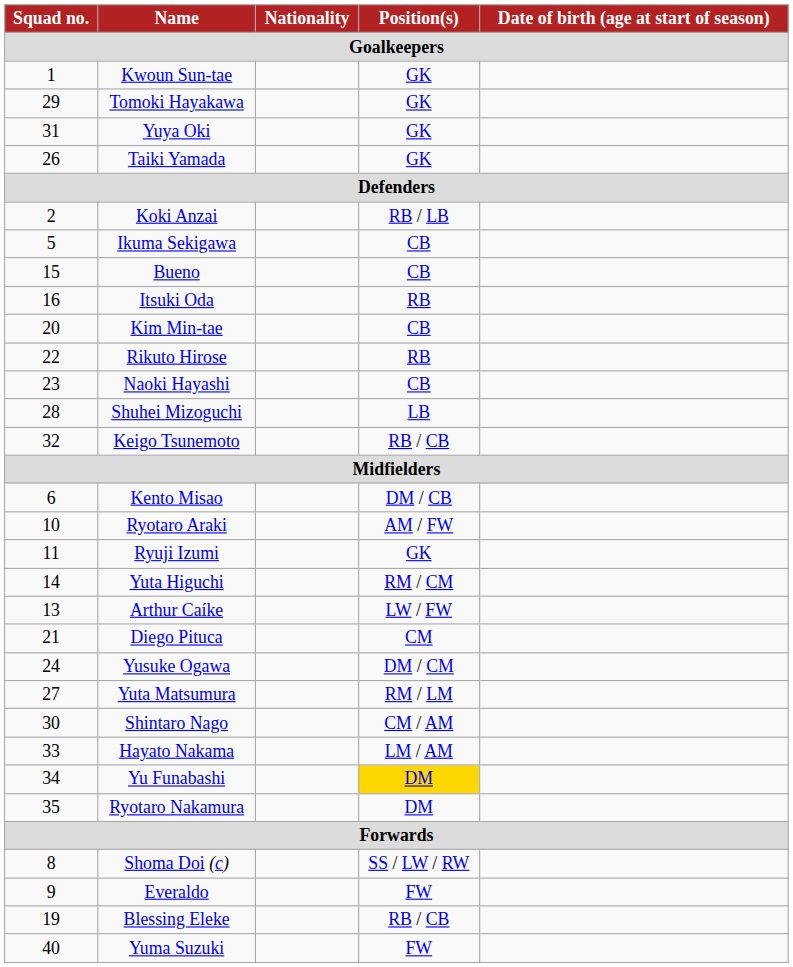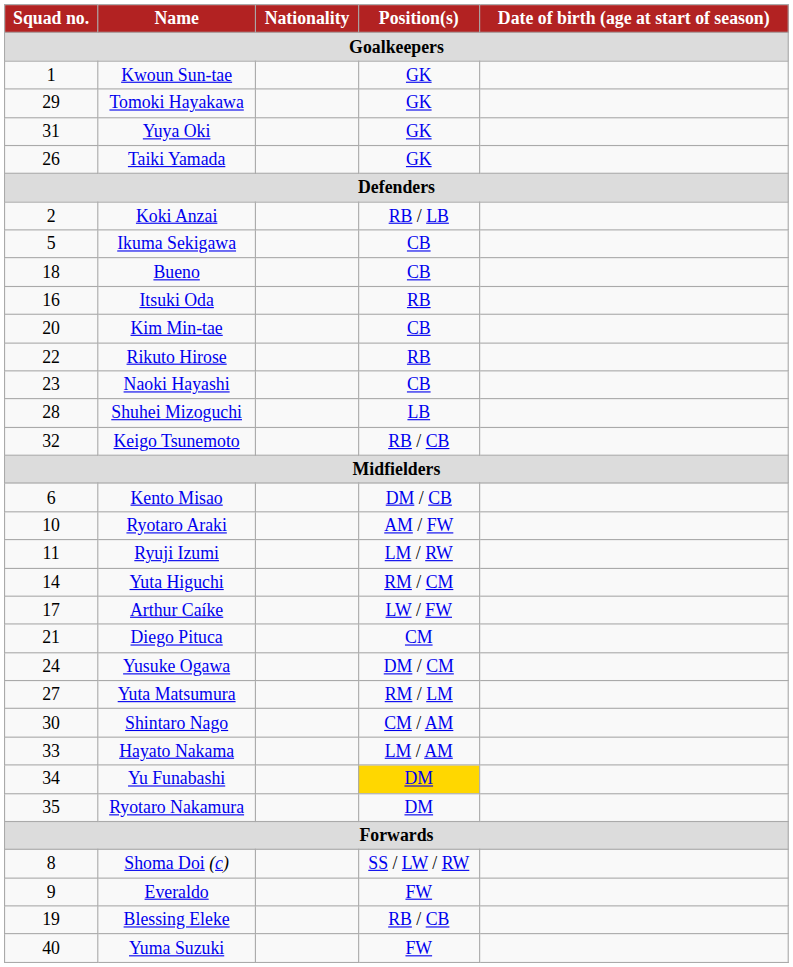(51, 272) 15 -> (51, 272) 18
(419, 553) GK -> (419, 553) LM / RW
(51, 610) 13 -> (51, 610) 17
